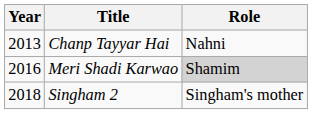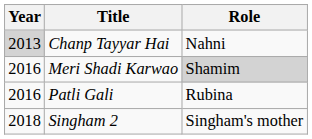(25, 43) no background -> (25, 43) lightgrey background
+ row: (81, 95)
